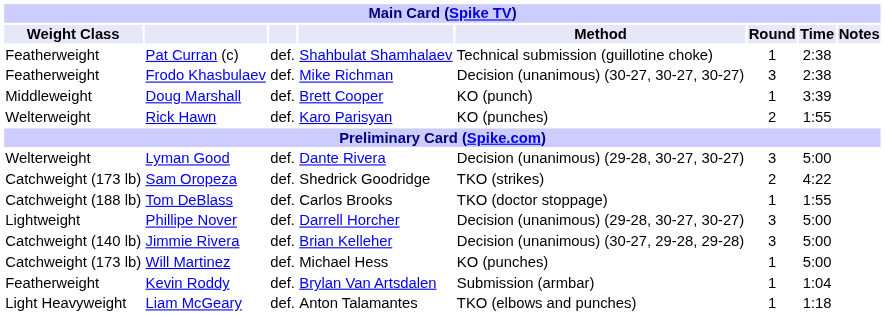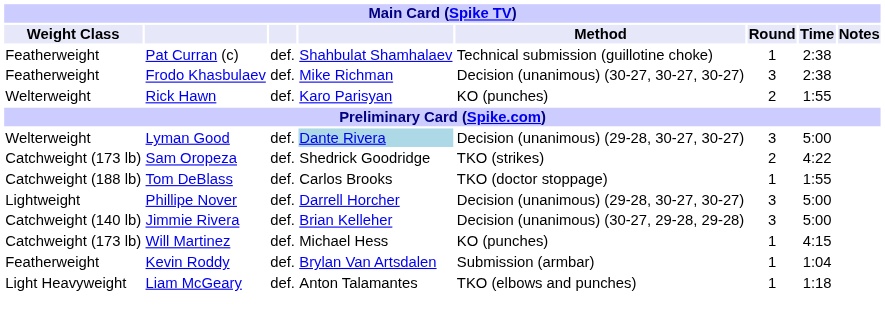- row: (193, 96)
(343, 158) no background -> (343, 138) lightblue background
(817, 262) 5:00 -> (817, 241) 4:15
